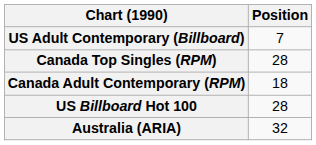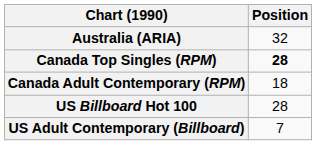rows swapped: (127, 128) <-> (127, 38)
(280, 60) normal -> (280, 60) bold
